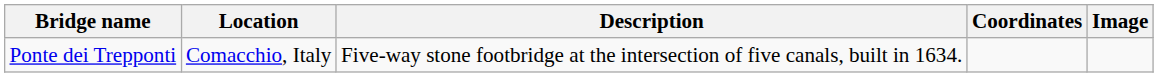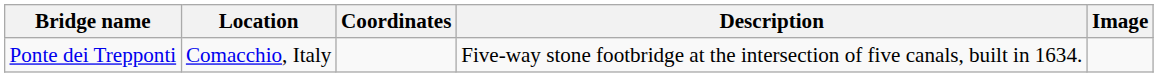columns swapped: (1027, 21) <-> (652, 21)
